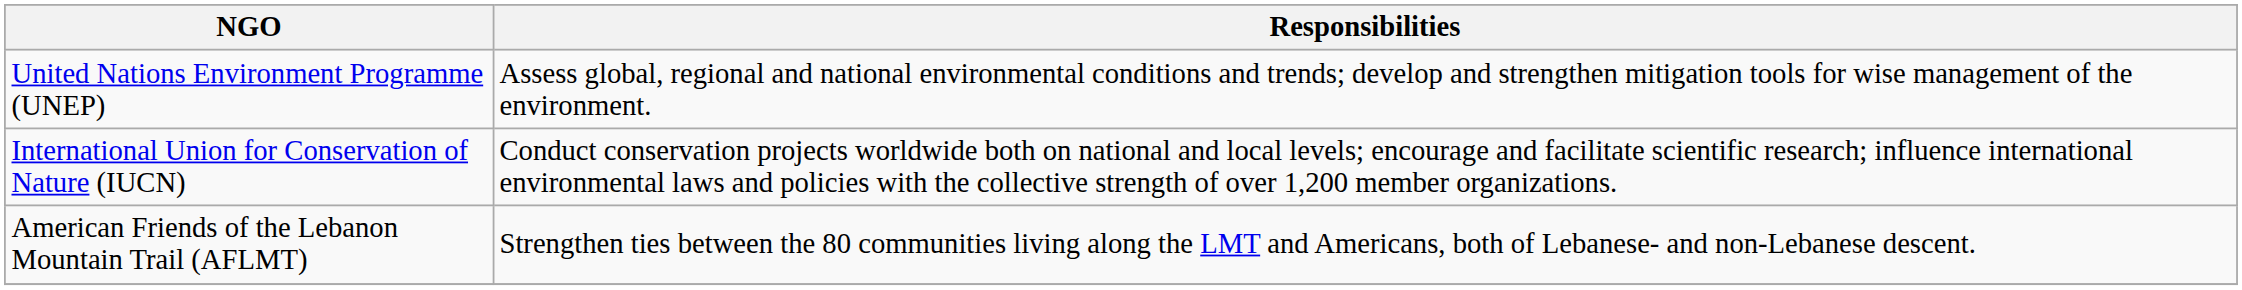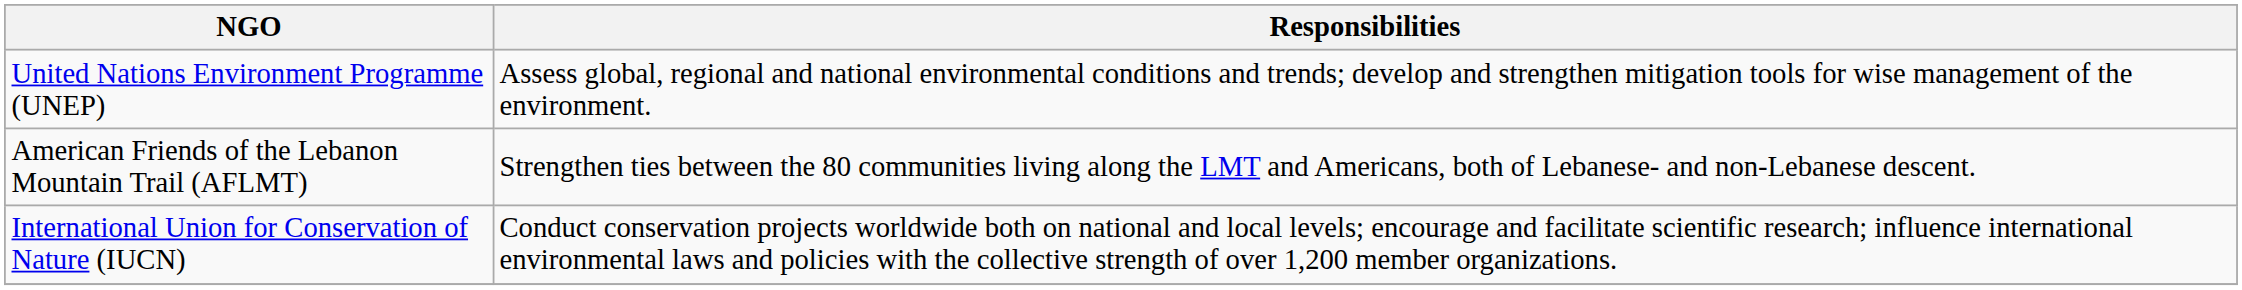rows swapped: (240, 166) <-> (205, 244)
